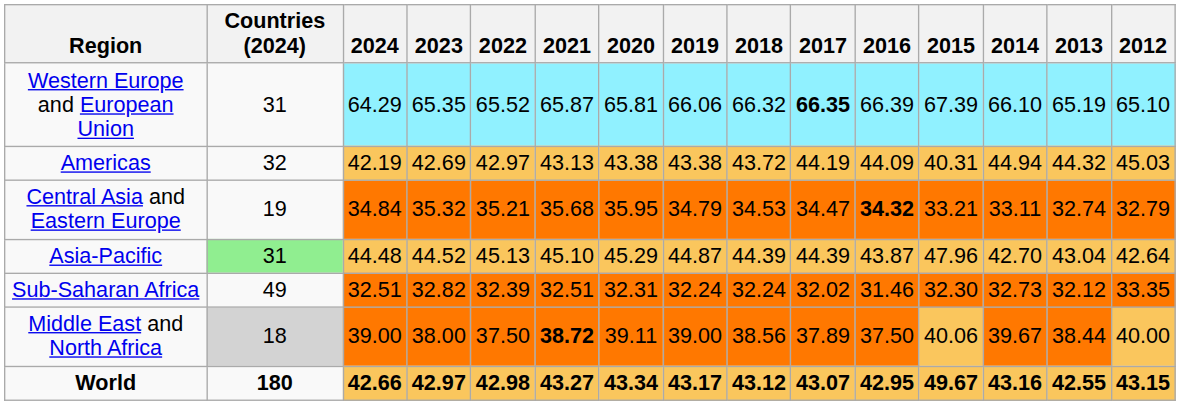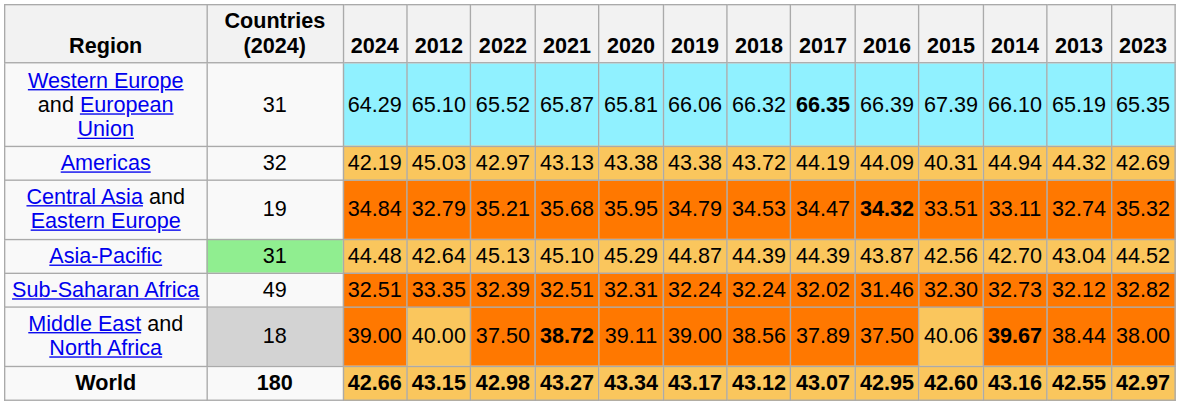columns swapped: (439, 45) <-> (1143, 45)
(951, 209) 33.21 -> (951, 209) 33.51
(951, 255) 47.96 -> (951, 255) 42.56
(1015, 336) normal -> (1015, 336) bold
(951, 382) 49.67 -> (951, 382) 42.60
